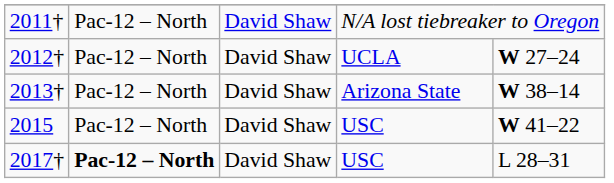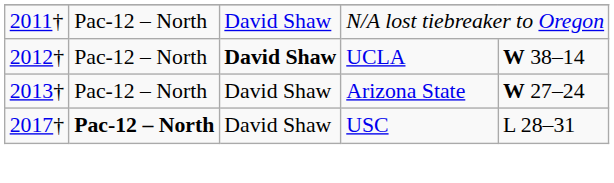(278, 56) normal -> (280, 56) bold
(539, 56) W 27–24 -> (544, 56) W 38–14
(539, 90) W 38–14 -> (544, 90) W 27–24
- row: (31, 125)
